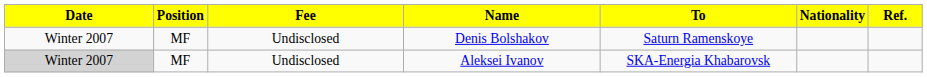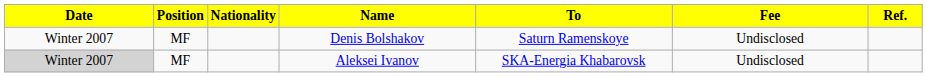columns swapped: (832, 16) <-> (305, 16)
